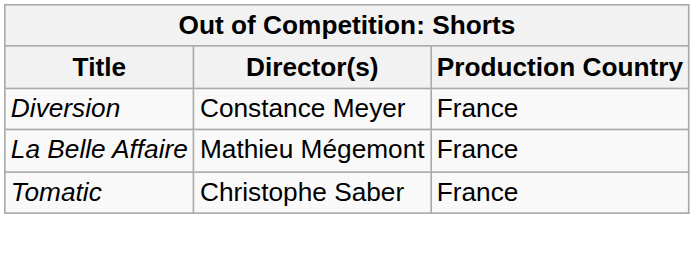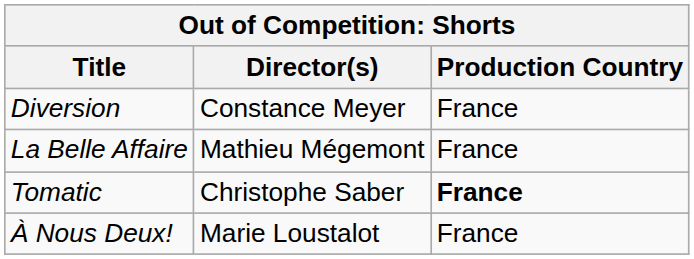(478, 191) normal -> (480, 191) bold
+ row: (92, 233)
